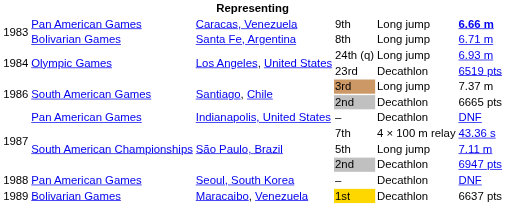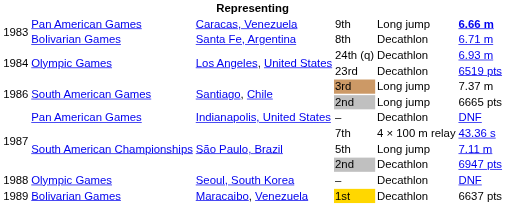(404, 39) Long jump -> (403, 39) Decathlon
(404, 55) Long jump -> (403, 55) Decathlon
(403, 102) Decathlon -> (404, 102) Long jump
(86, 180) Pan American Games -> (72, 180) Olympic Games
